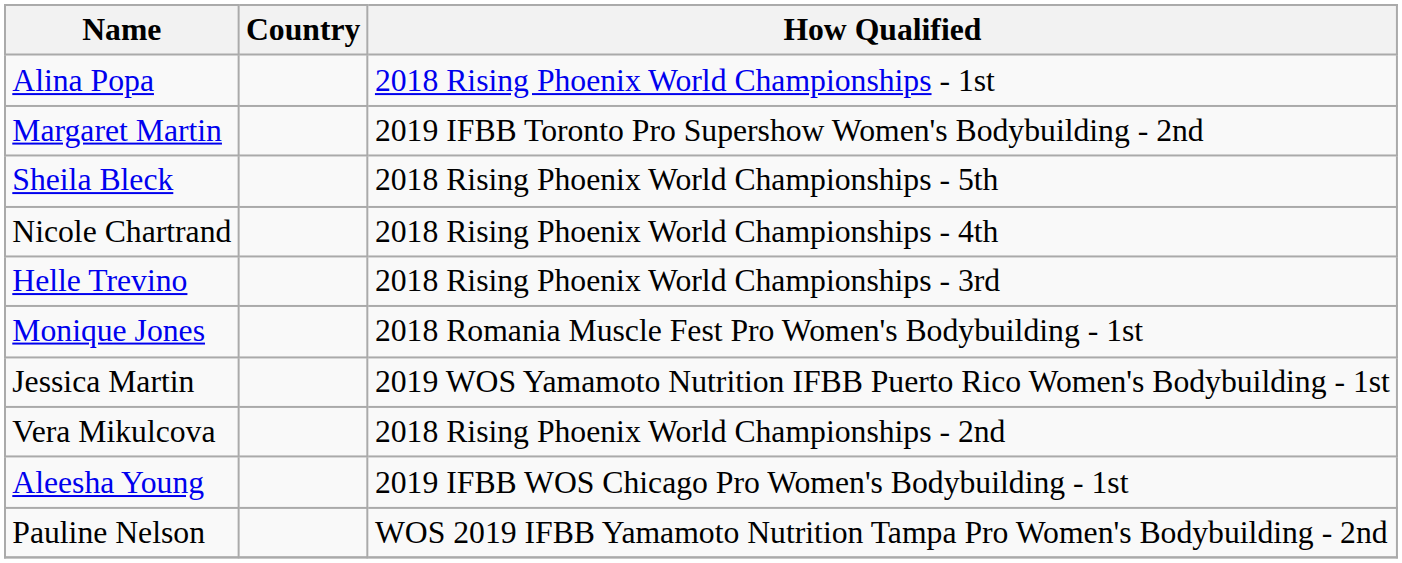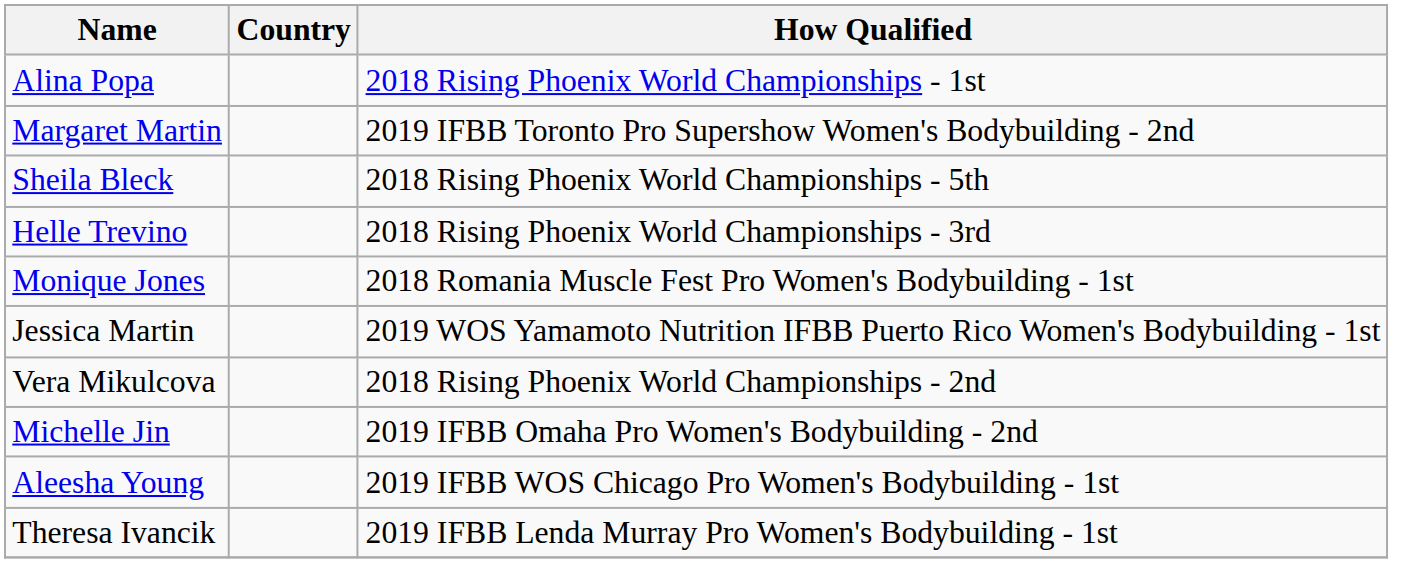- row: (122, 230)
+ row: (91, 431)
+ row: (114, 532)
- row: (109, 532)
